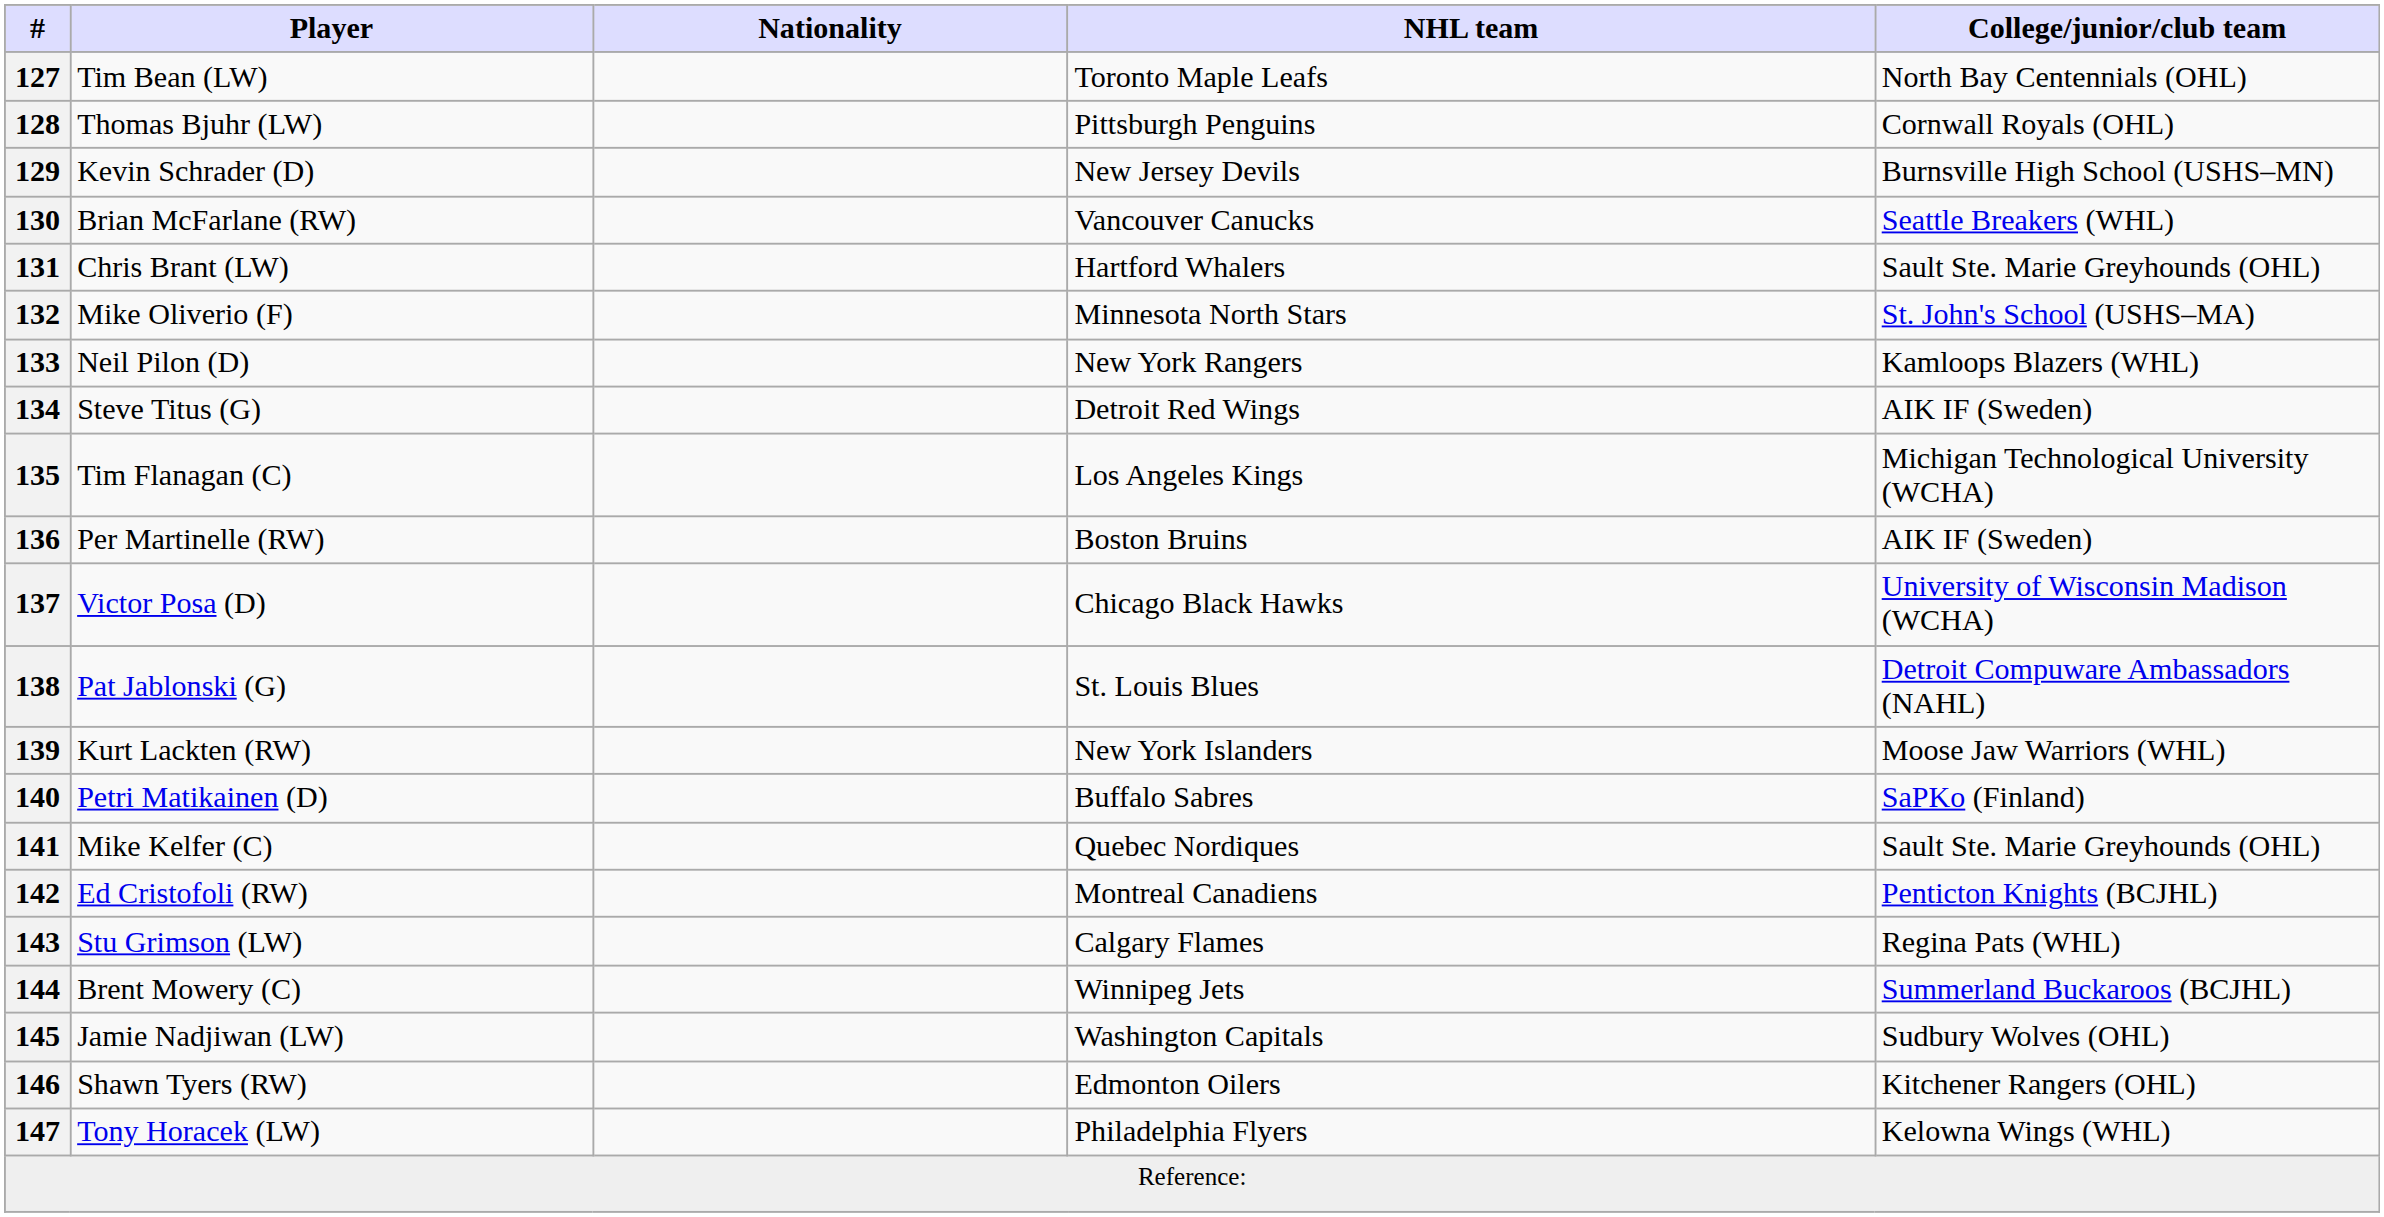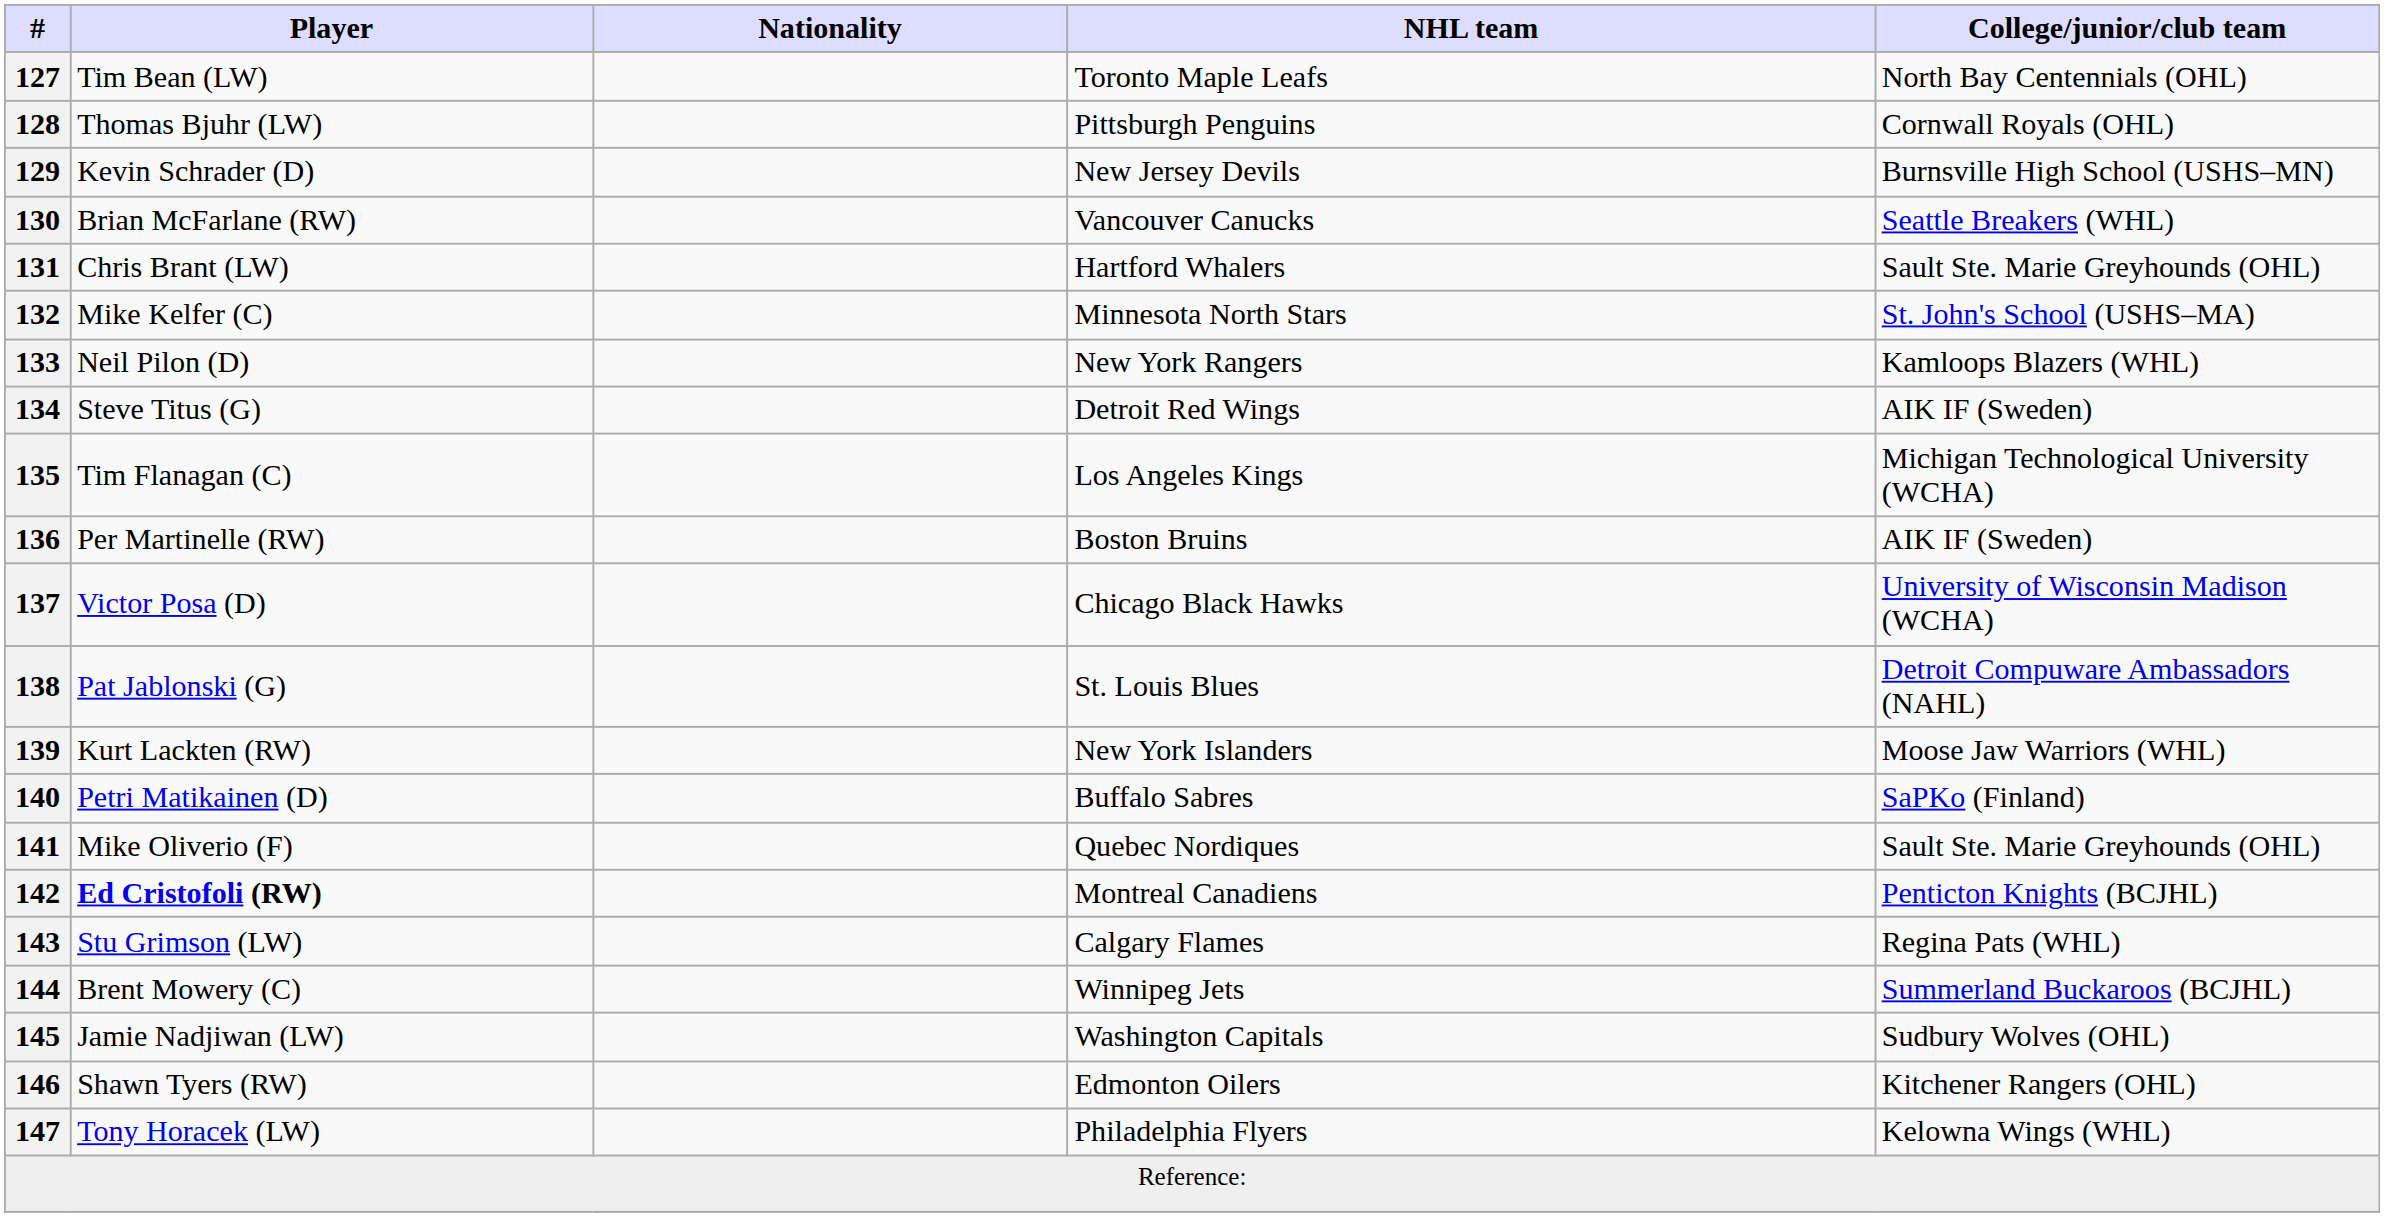(185, 314) Mike Oliverio (F) -> (175, 314) Mike Kelfer (C)
(175, 845) Mike Kelfer (C) -> (185, 845) Mike Oliverio (F)
(192, 893) normal -> (199, 893) bold
